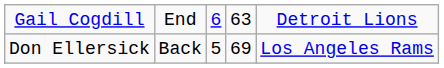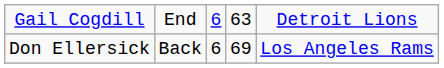(216, 49) 5 -> (216, 49) 6
